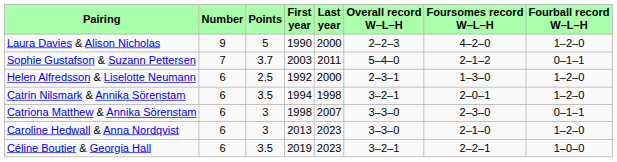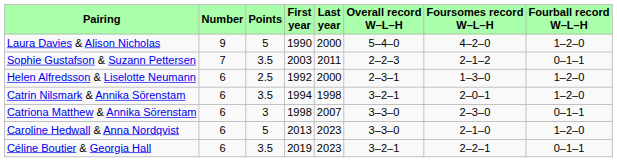(384, 43) 2–2–3 -> (384, 43) 5–4–0
(265, 60) 3.7 -> (265, 60) 3.5
(384, 60) 5–4–0 -> (384, 60) 2–2–3
(265, 130) 3 -> (265, 130) 5
(569, 148) 1–0–0 -> (569, 148) 0–1–1
